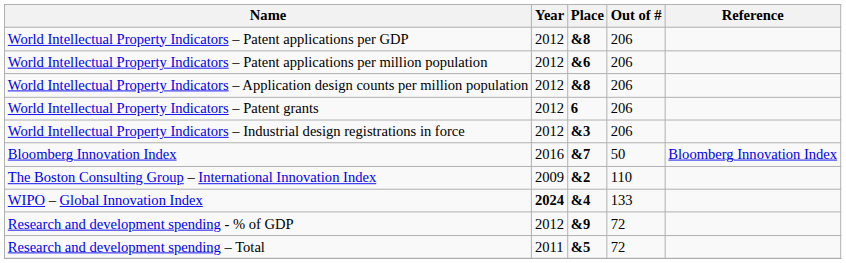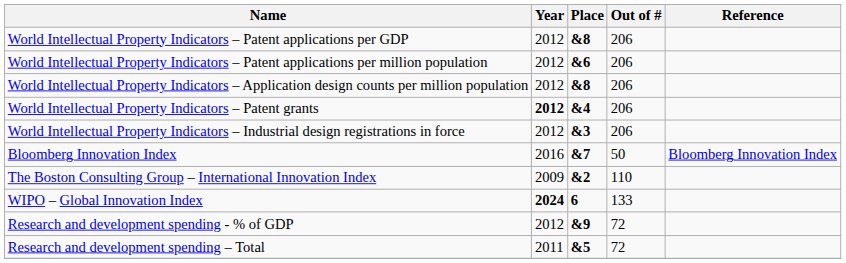(550, 108) normal -> (550, 108) bold
(574, 108) 6 -> (581, 108) &4
(581, 200) &4 -> (574, 200) 6
